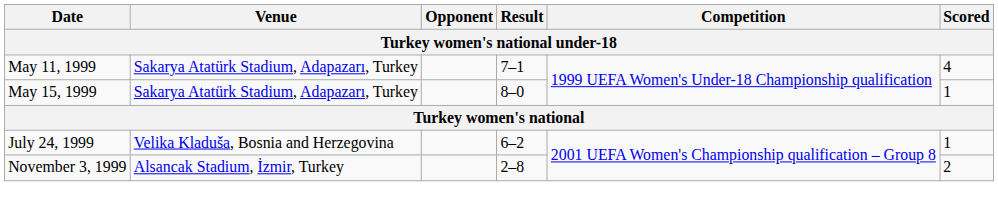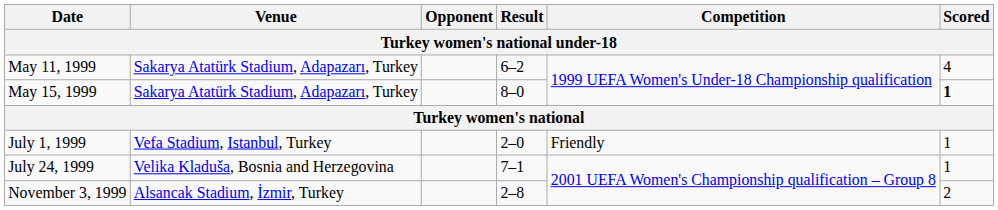(512, 67) 7–1 -> (512, 67) 6–2
(947, 92) normal -> (947, 92) bold
+ row: (47, 142)
(512, 142) 6–2 -> (512, 167) 7–1
